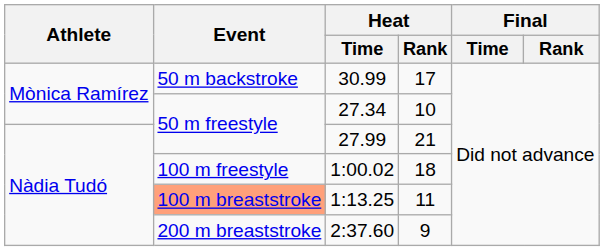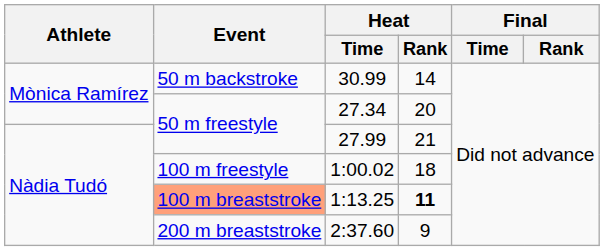(425, 79) 17 -> (425, 79) 14
(425, 109) 10 -> (425, 109) 20
(425, 200) normal -> (425, 200) bold
